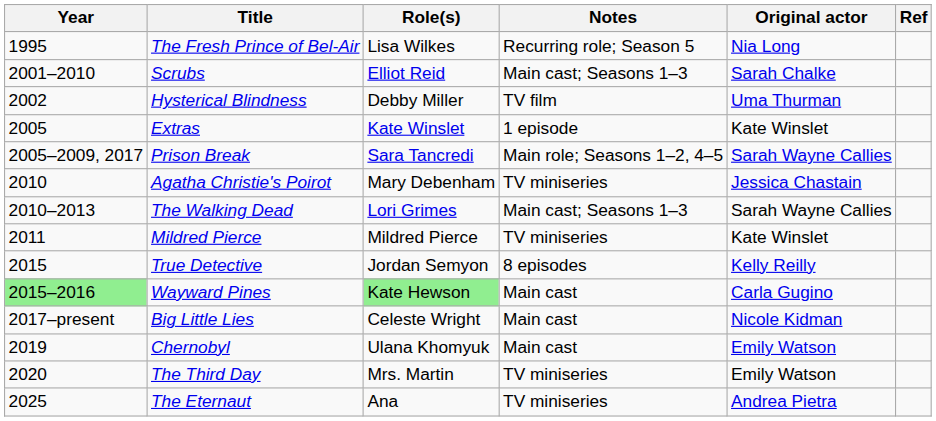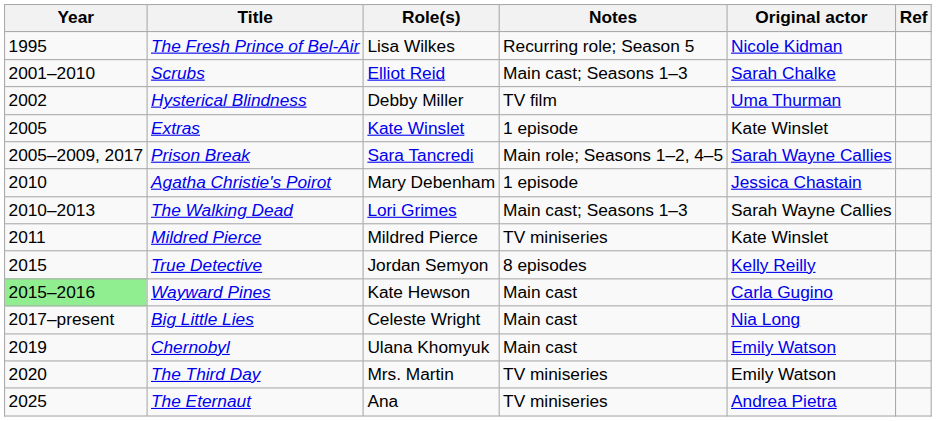(766, 45) Nia Long -> (787, 45) Nicole Kidman
(555, 182) TV miniseries -> (541, 182) 1 episode
(419, 292) lightgreen background -> (419, 292) no background
(787, 319) Nicole Kidman -> (766, 319) Nia Long
